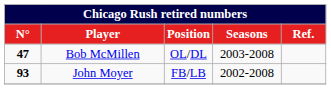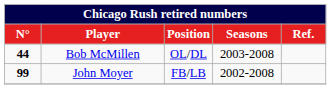(23, 53) 47 -> (23, 53) 44
(23, 73) 93 -> (23, 73) 99
